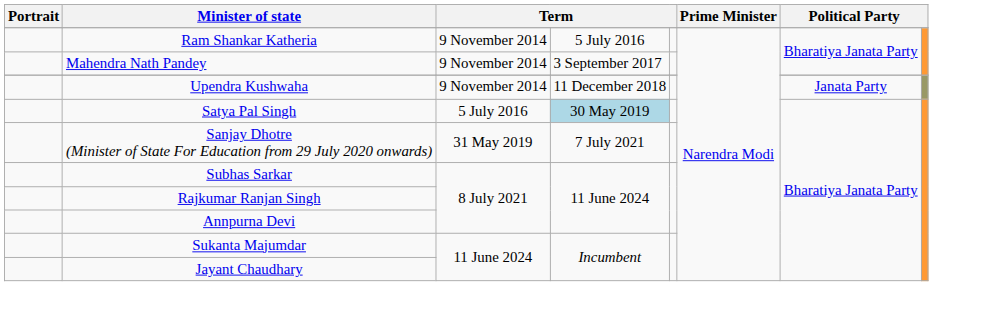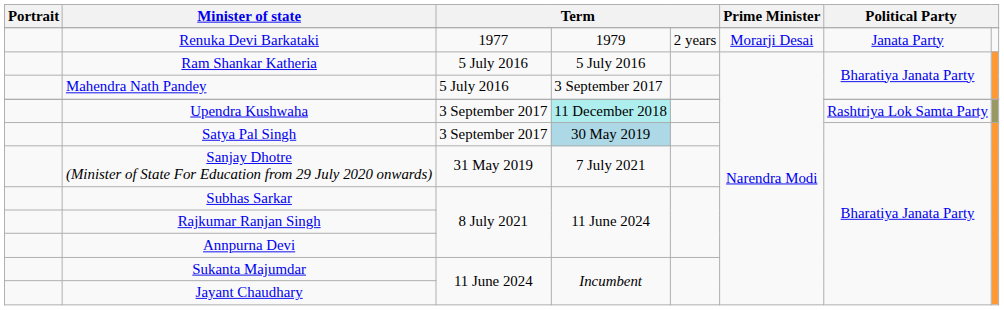+ row: (249, 39)
(493, 39) 9 November 2014 -> (493, 63) 5 July 2016
(493, 63) 9 November 2014 -> (474, 87) 5 July 2016
(493, 87) 9 November 2014 -> (493, 110) 3 September 2017
(610, 87) no background -> (611, 110) paleturquoise background
(851, 87) Janata Party -> (908, 110) Rashtriya Lok Samta Party
(493, 110) 5 July 2016 -> (493, 134) 3 September 2017
